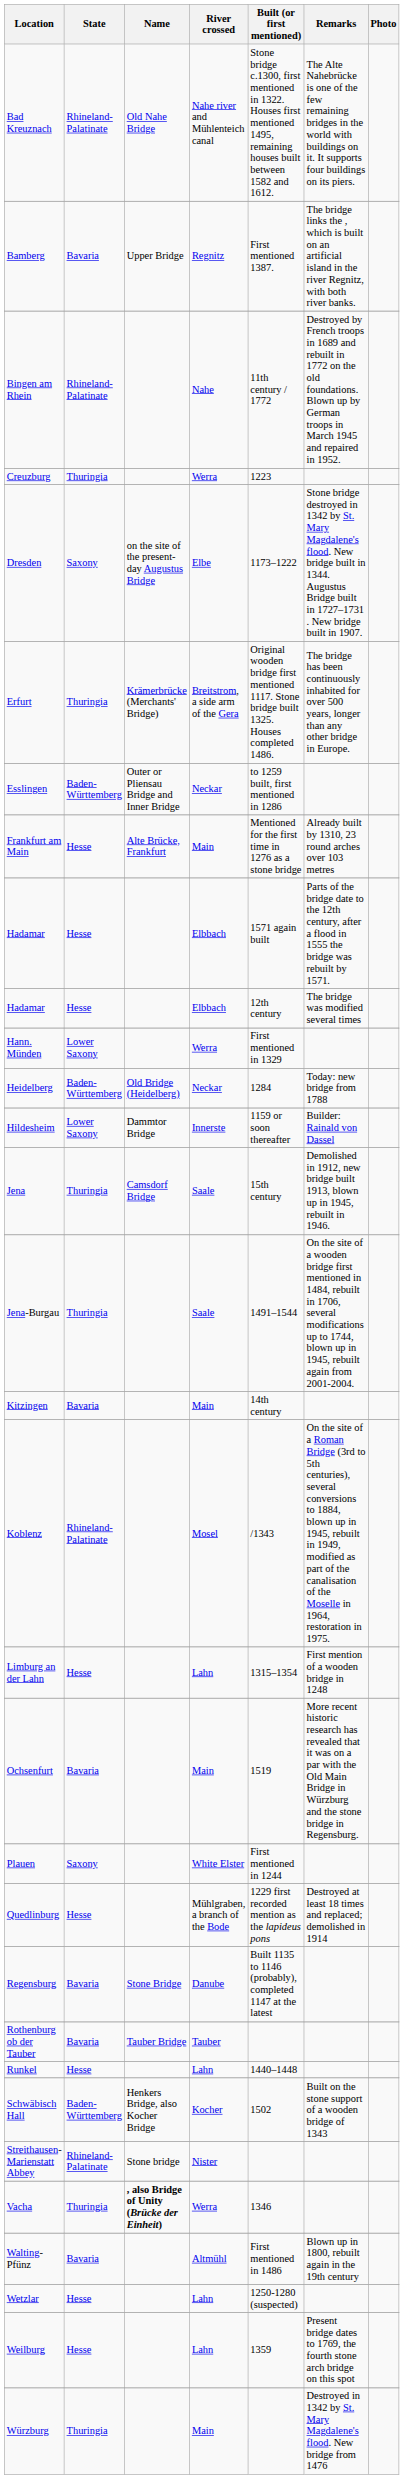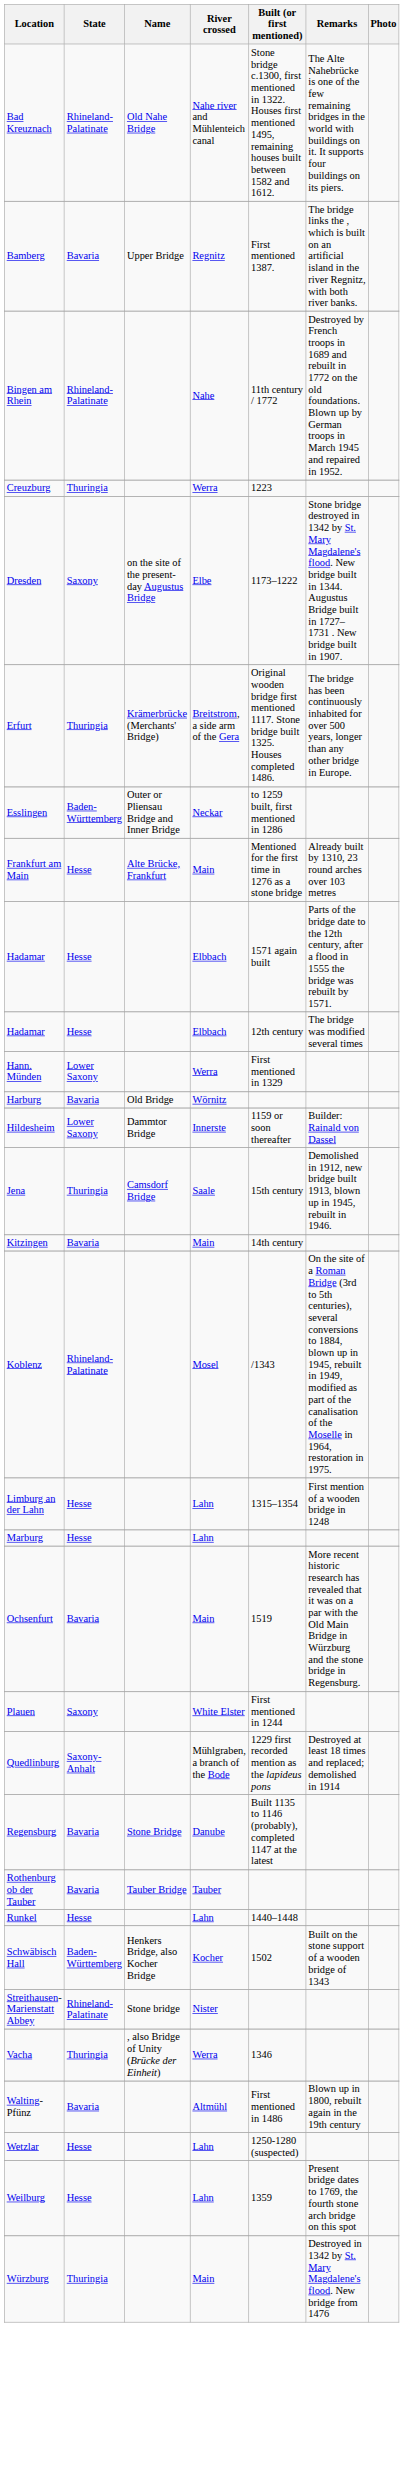+ row: (24, 1099)
- row: (30, 1088)
- row: (33, 1313)
+ row: (25, 1538)
(79, 1915) Hesse -> (84, 1763) Saxony-Anhalt
(154, 2207) bold -> (153, 2055) normal
